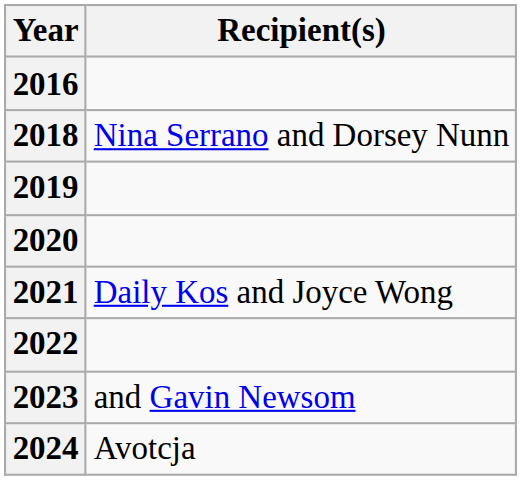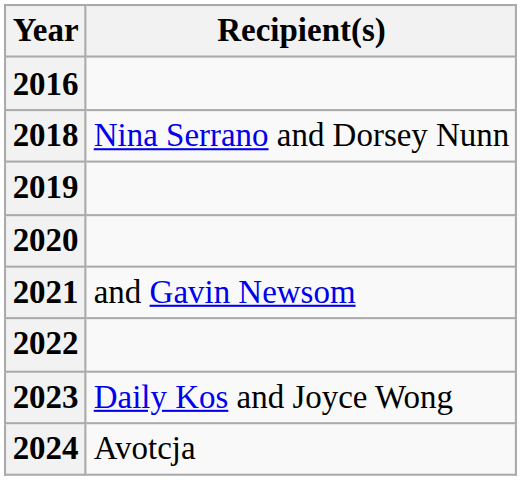(273, 291) Daily Kos and Joyce Wong -> (225, 291) and Gavin Newsom
(225, 396) and Gavin Newsom -> (273, 396) Daily Kos and Joyce Wong
